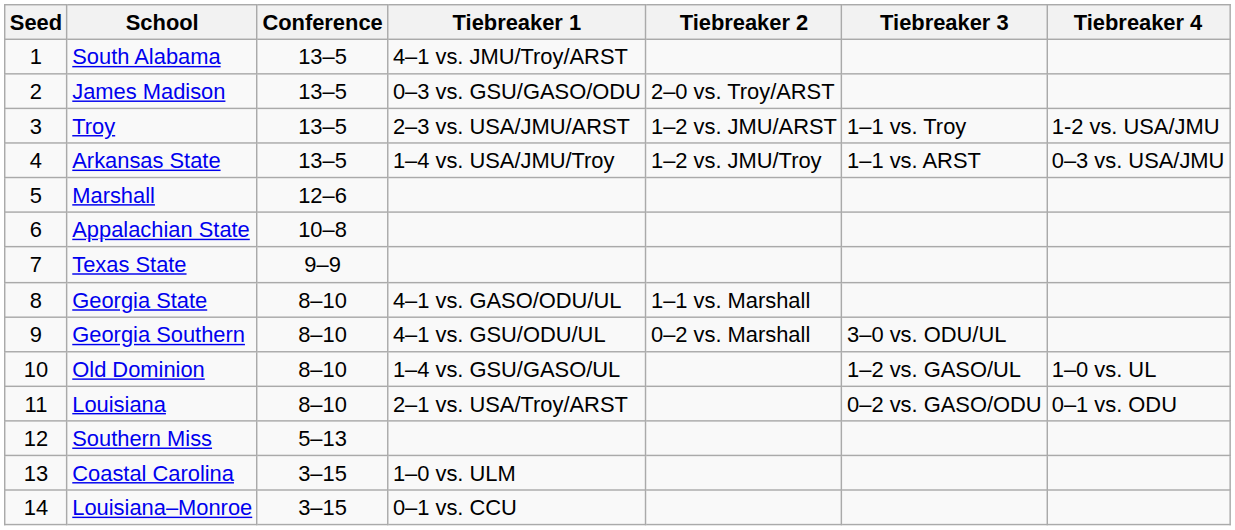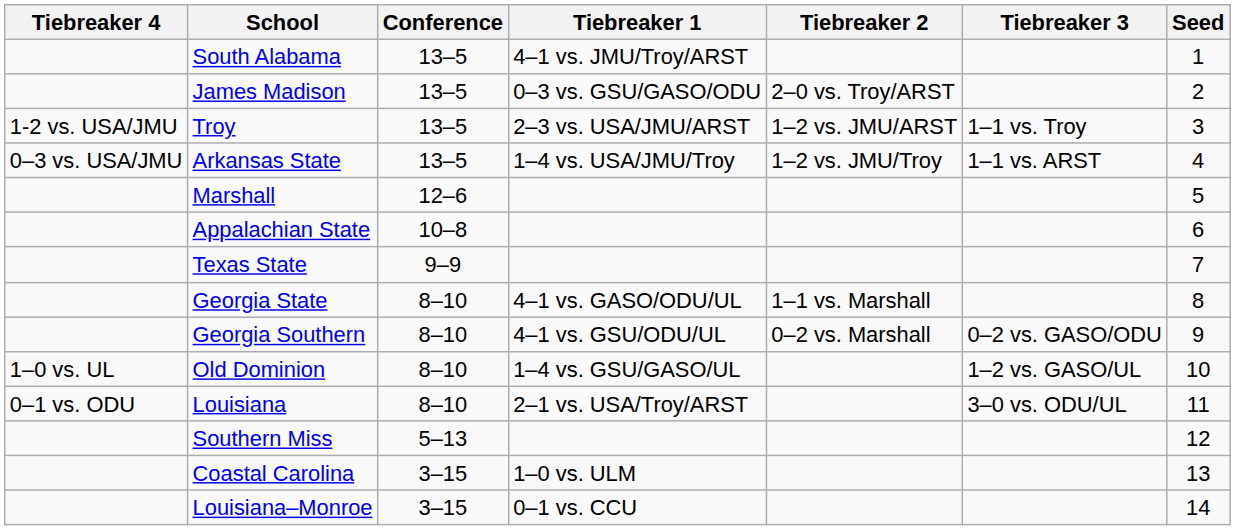columns swapped: (36, 22) <-> (1138, 22)
(927, 334) 3–0 vs. ODU/UL -> (1065, 334) 0–2 vs. GASO/ODU
(944, 403) 0–2 vs. GASO/ODU -> (1047, 403) 3–0 vs. ODU/UL
